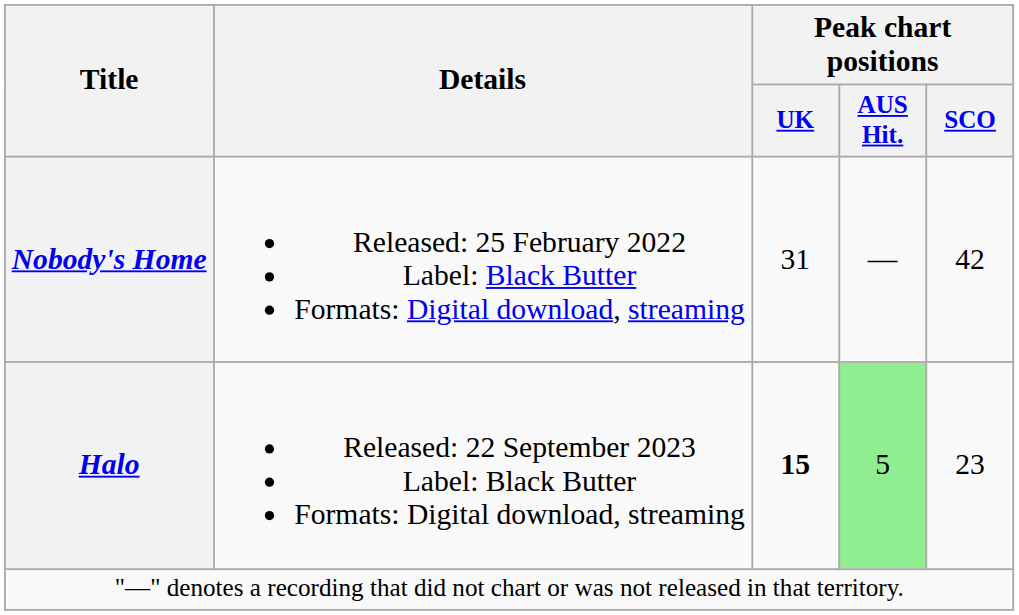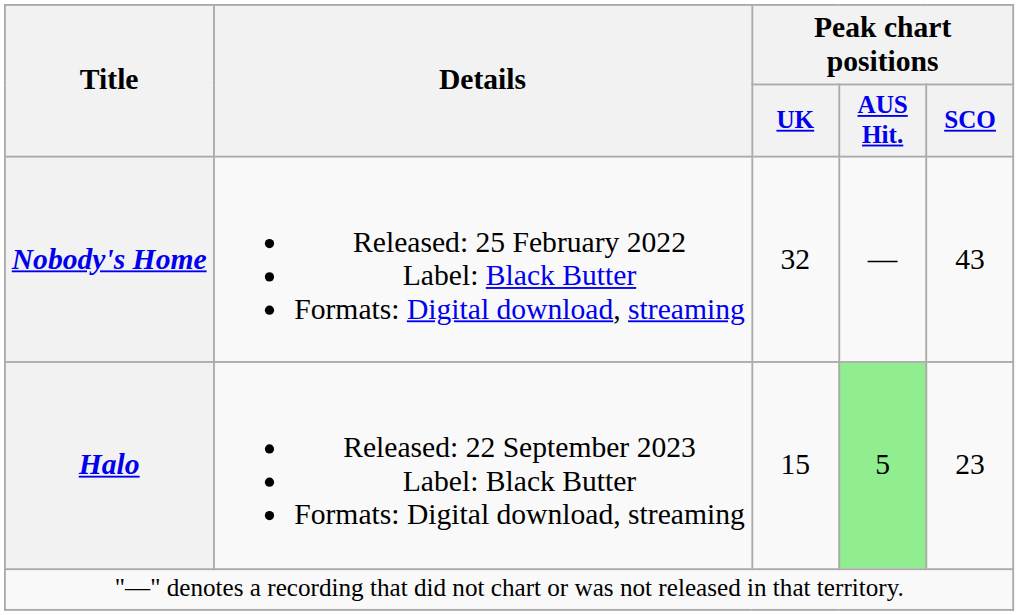(795, 258) 31 -> (795, 258) 32
(970, 258) 42 -> (970, 258) 43
(795, 464) bold -> (795, 464) normal
